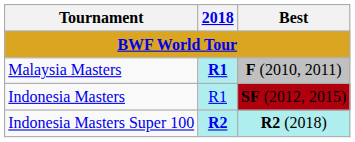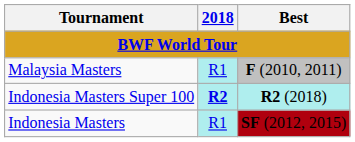(218, 70) bold -> (218, 70) normal
rows swapped: (67, 97) <-> (101, 123)
